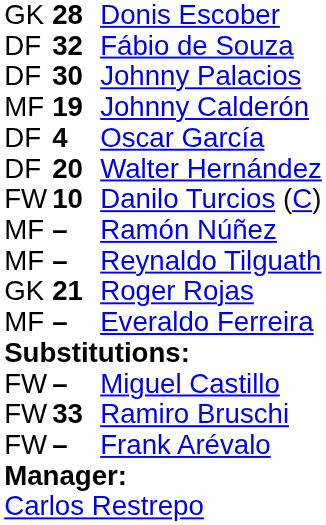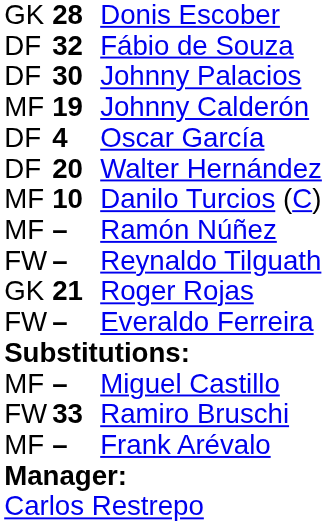(26, 199) FW -> (24, 199) MF
(24, 260) MF -> (26, 260) FW
(24, 322) MF -> (26, 322) FW
(26, 383) FW -> (24, 383) MF
(26, 444) FW -> (24, 444) MF
